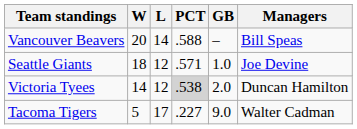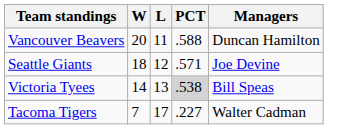- column: (223, 16)
(161, 40) 14 -> (161, 40) 11
(272, 40) Bill Speas -> (266, 40) Duncan Hamilton
(161, 87) 12 -> (161, 87) 13
(295, 87) Duncan Hamilton -> (243, 87) Bill Speas
(135, 111) 5 -> (135, 111) 7
